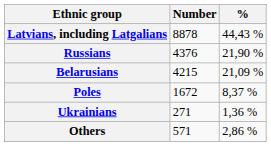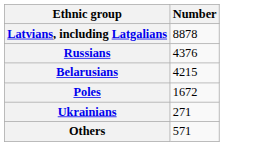- column: (243, 14)
